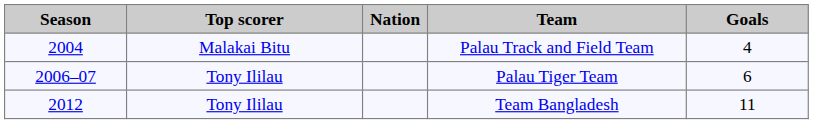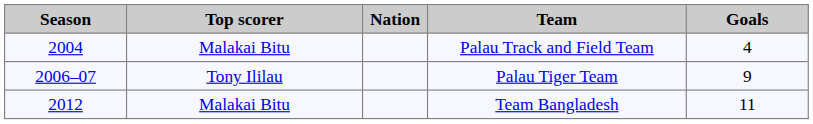(747, 75) 6 -> (747, 75) 9
(245, 104) Tony Ililau -> (245, 104) Malakai Bitu
